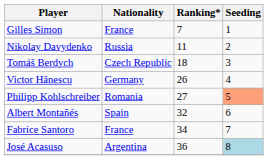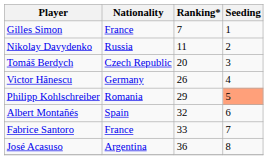(182, 63) 18 -> (182, 63) 20
(182, 96) 27 -> (182, 96) 29
(182, 130) 34 -> (182, 130) 33
(228, 146) lightblue background -> (228, 146) no background
